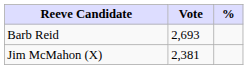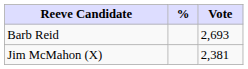columns swapped: (191, 14) <-> (228, 14)
